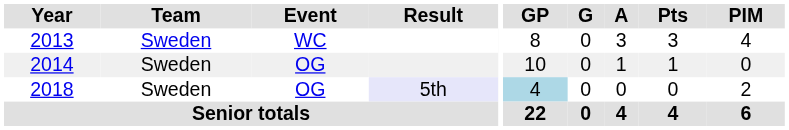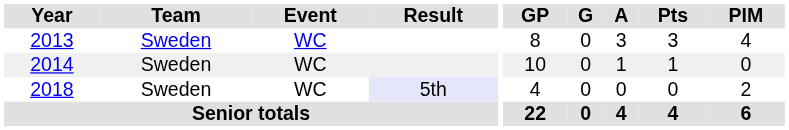(310, 64) OG -> (310, 64) WC
(310, 89) OG -> (310, 89) WC
(535, 89) lightblue background -> (535, 89) no background
